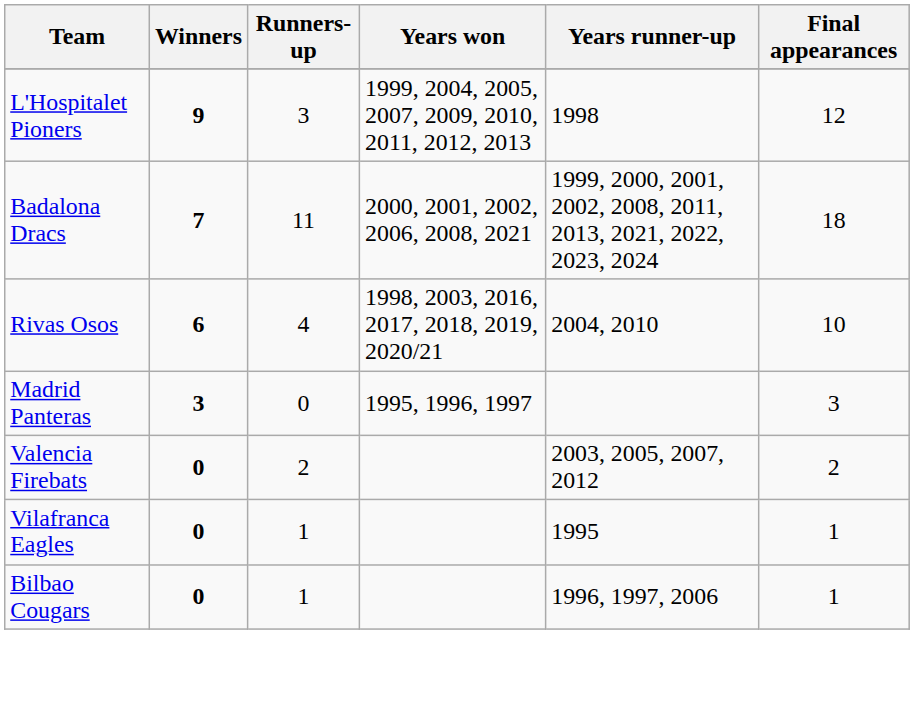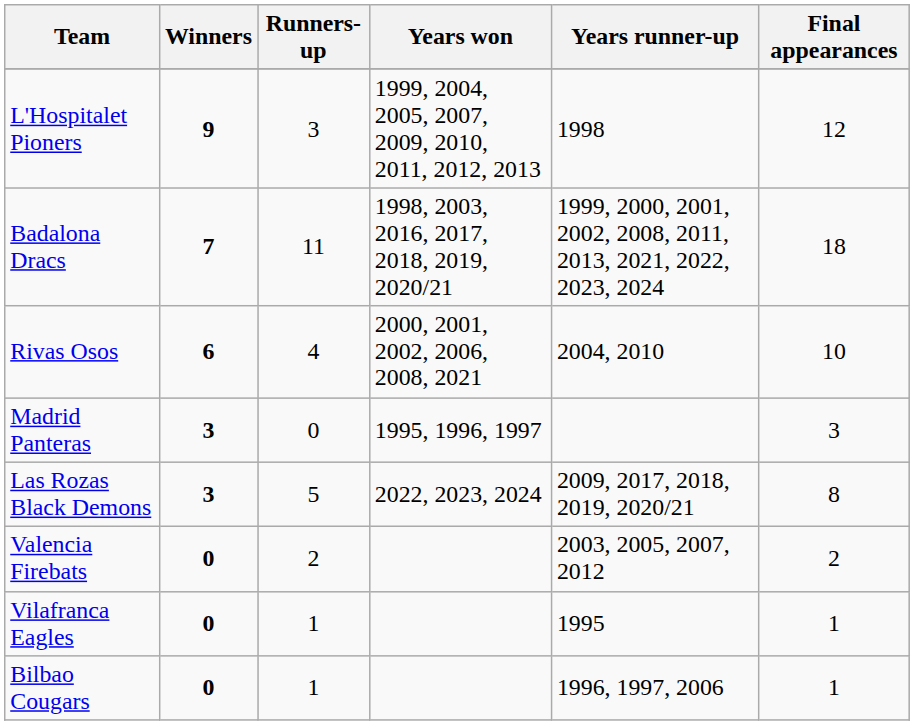(451, 219) 2000, 2001, 2002, 2006, 2008, 2021 -> (431, 246) 1998, 2003, 2016, 2017, 2018, 2019, 2020/21
(451, 324) 1998, 2003, 2016, 2017, 2018, 2019, 2020/21 -> (431, 351) 2000, 2001, 2002, 2006, 2008, 2021
+ row: (81, 494)
